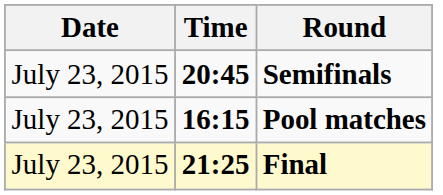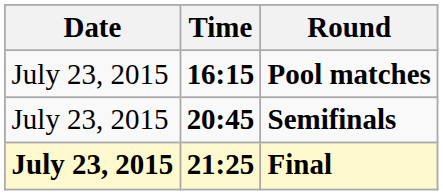rows swapped: (344, 119) <-> (327, 73)
(90, 165) normal -> (92, 165) bold
